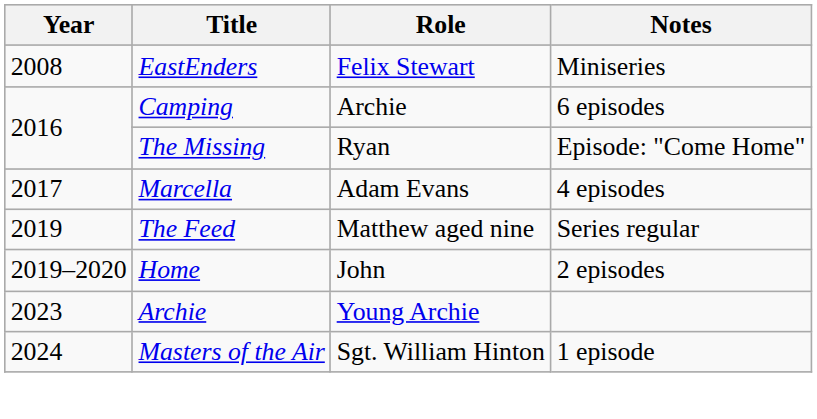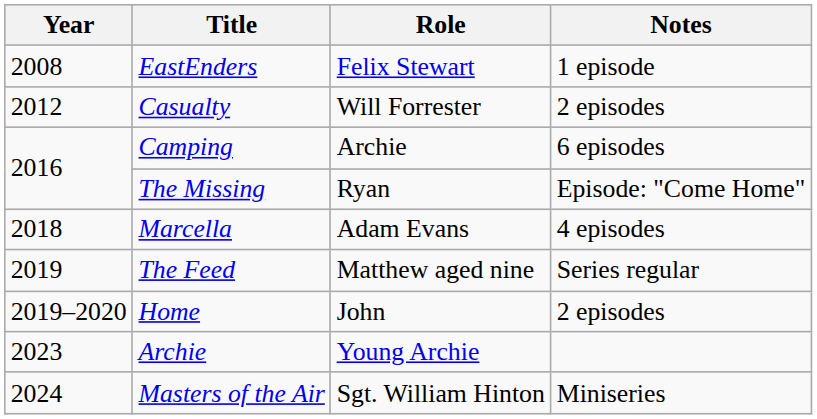(611, 65) Miniseries -> (606, 65) 1 episode
+ row: (184, 106)
(37, 188) 2017 -> (37, 229) 2018
(606, 351) 1 episode -> (611, 392) Miniseries
